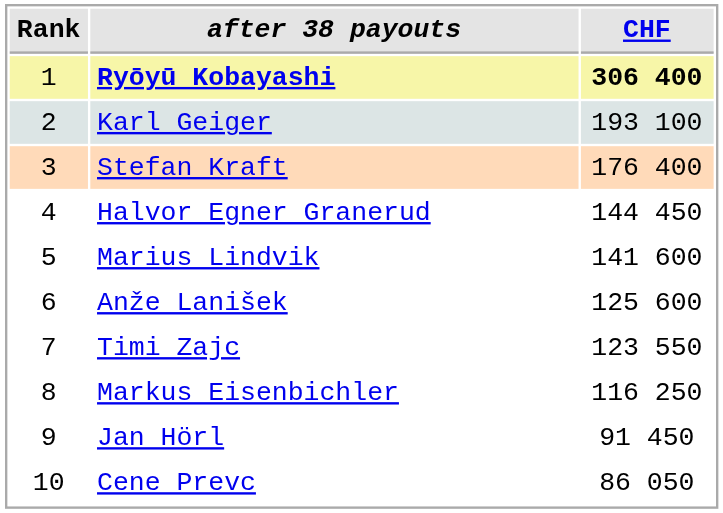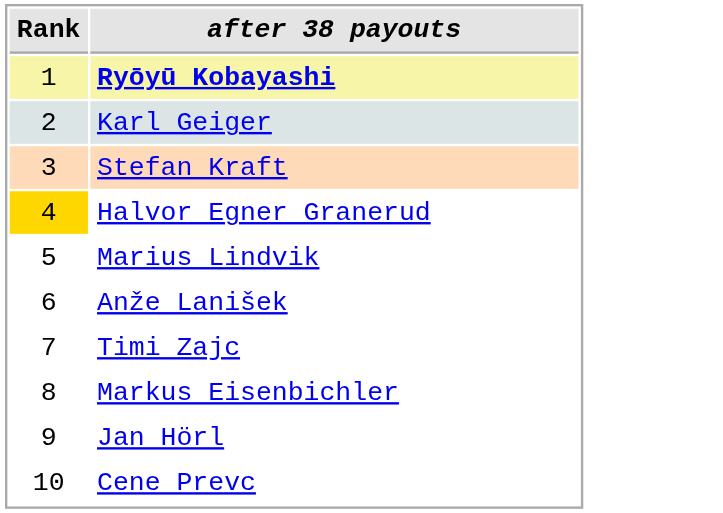- column: (647, 30)
(49, 213) no background -> (49, 213) gold background
